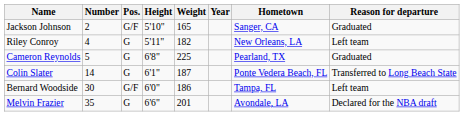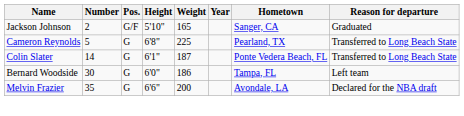- row: (33, 42)
(352, 57) Graduated -> (394, 42) Transferred to Long Beach State
(131, 88) G/F -> (127, 73) G
(184, 103) 201 -> (184, 88) 200
